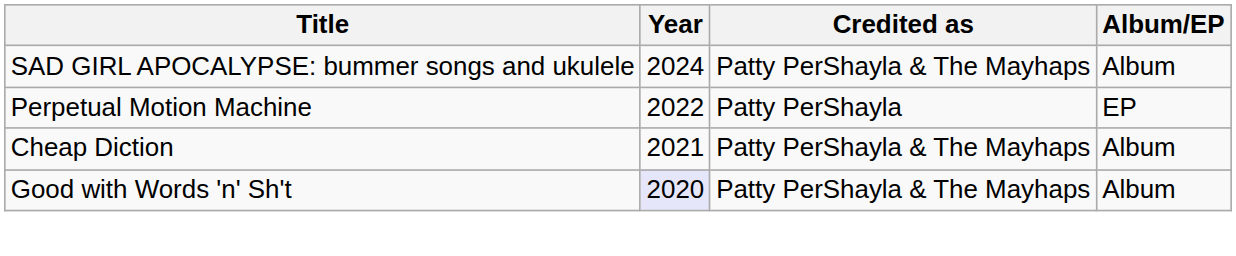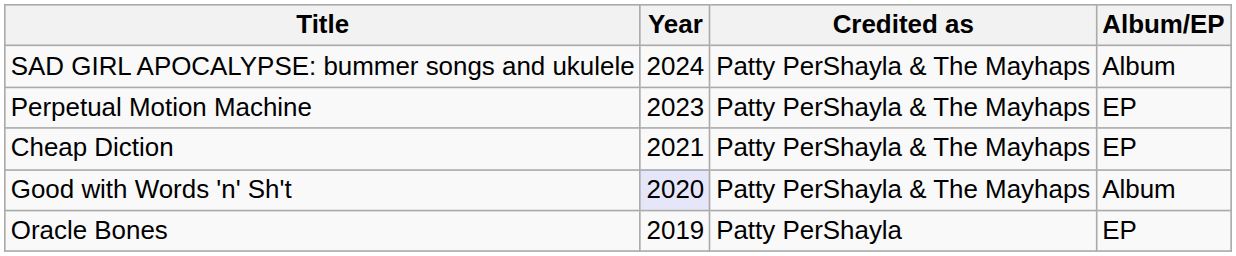(675, 107) 2022 -> (675, 107) 2023
(809, 107) Patty PerShayla -> (903, 107) Patty PerShayla & The Mayhaps
(1139, 148) Album -> (1120, 148) EP
+ row: (89, 230)
